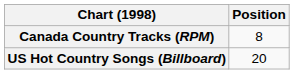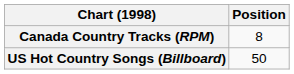(259, 58) 20 -> (259, 58) 50
